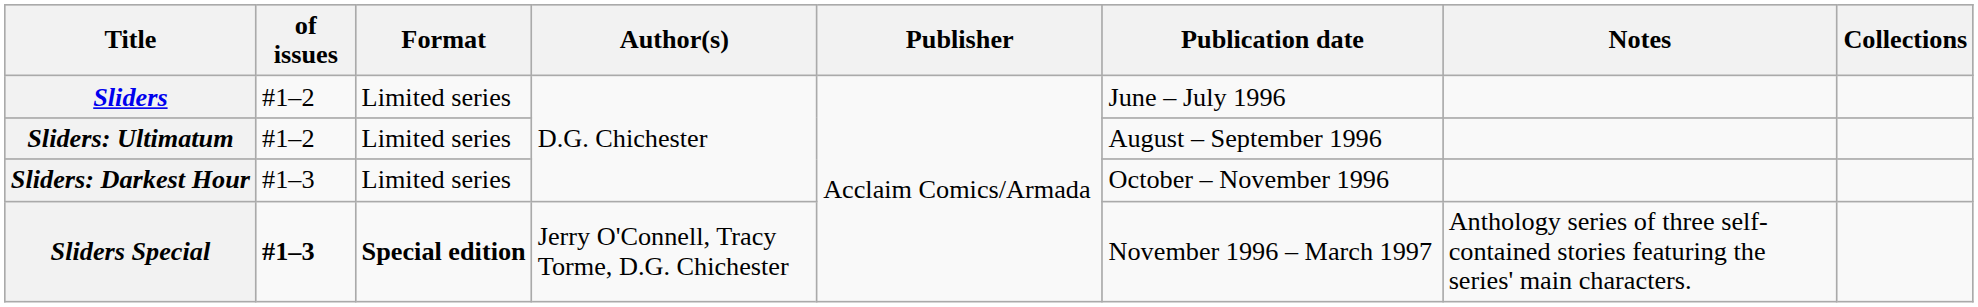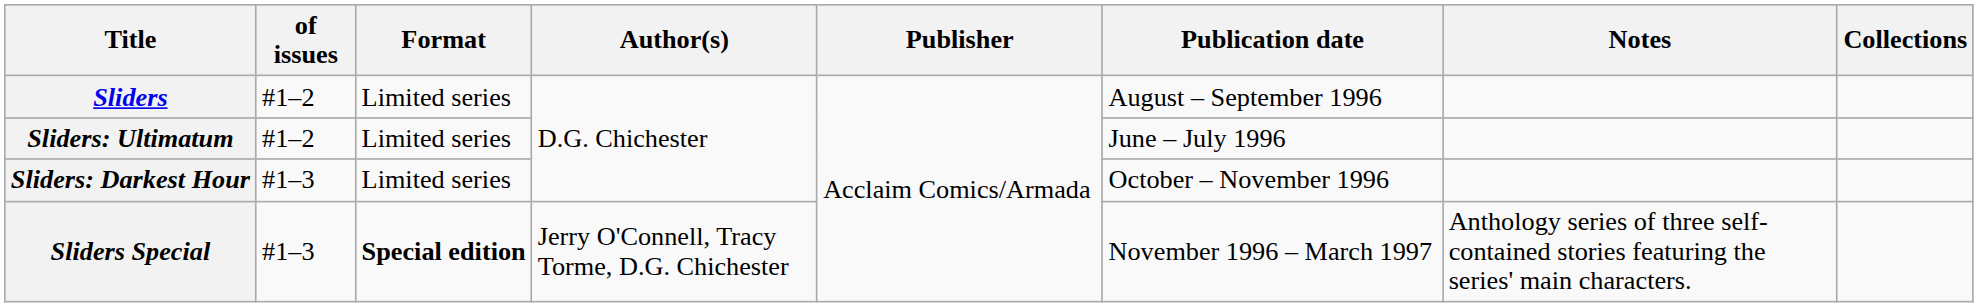(1197, 96) June – July 1996 -> (1245, 96) August – September 1996
(1245, 138) August – September 1996 -> (1197, 138) June – July 1996
(288, 250) bold -> (288, 250) normal
